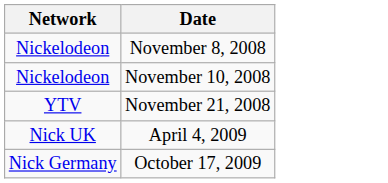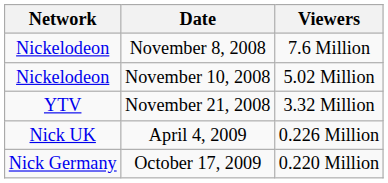+ column: (329, 18)
